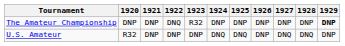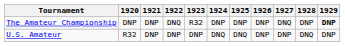(284, 23) DNP -> (284, 23) DNQ
(284, 36) DNQ -> (284, 36) DNP
